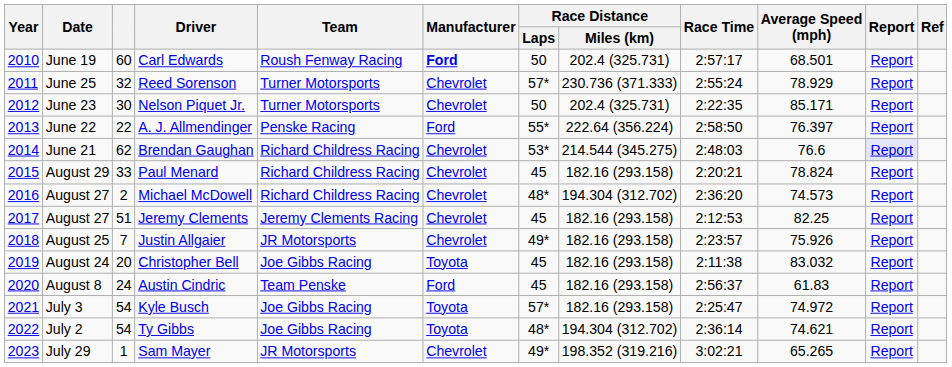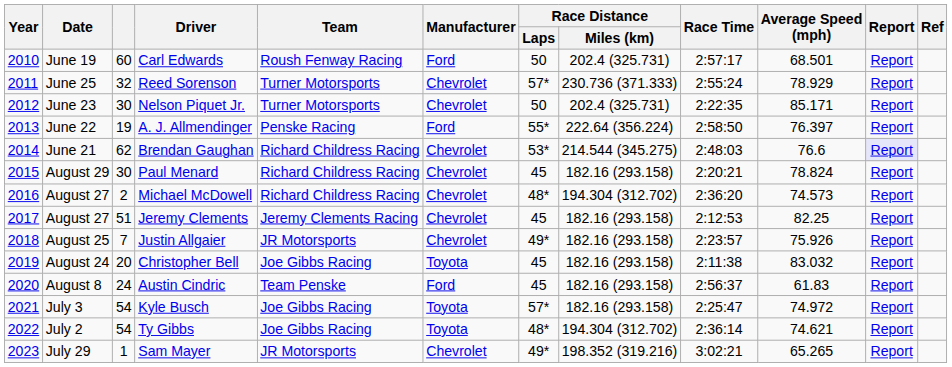(442, 61) bold -> (441, 61) normal
(124, 128) 22 -> (124, 128) 19
(124, 172) 33 -> (124, 172) 30
